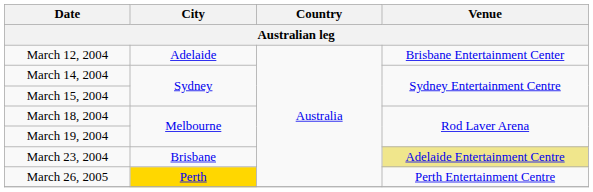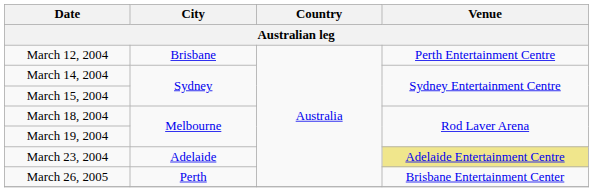(193, 55) Adelaide -> (193, 55) Brisbane
(485, 55) Brisbane Entertainment Center -> (485, 55) Perth Entertainment Centre
(193, 156) Brisbane -> (193, 156) Adelaide
(193, 177) gold background -> (193, 177) no background
(485, 177) Perth Entertainment Centre -> (485, 177) Brisbane Entertainment Center
